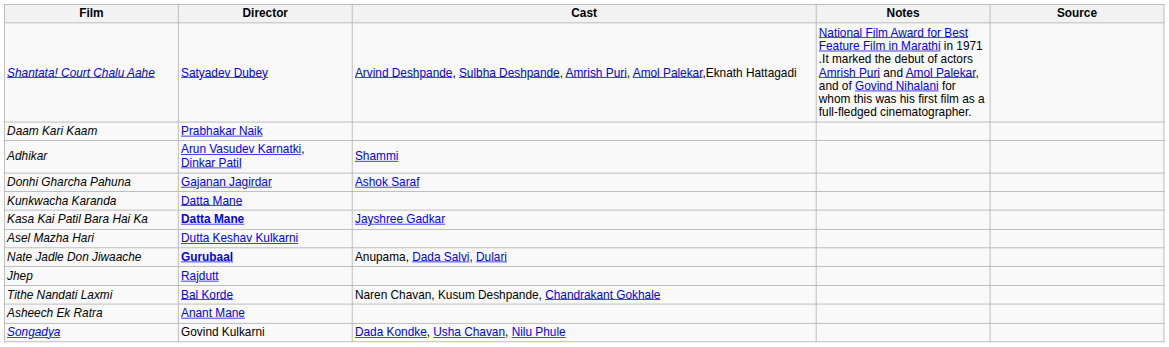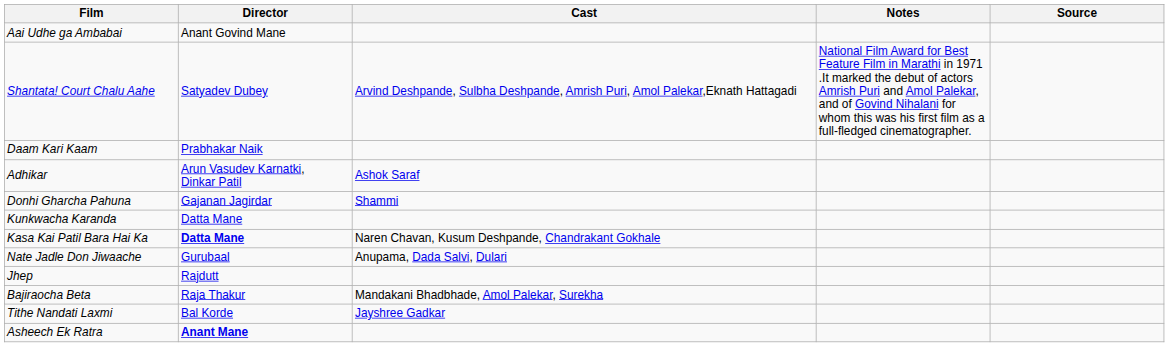+ row: (64, 32)
(377, 156) Shammi -> (387, 175) Ashok Saraf
(387, 182) Ashok Saraf -> (377, 201) Shammi
(400, 219) Jayshree Gadkar -> (508, 238) Naren Chavan, Kusum Deshpande, Chandrakant Gokhale
- row: (51, 238)
(207, 257) bold -> (205, 257) normal
+ row: (49, 294)
(508, 294) Naren Chavan, Kusum Deshpande, Chandrakant Gokhale -> (400, 313) Jayshree Gadkar
(213, 313) normal -> (215, 332) bold
- row: (34, 332)
